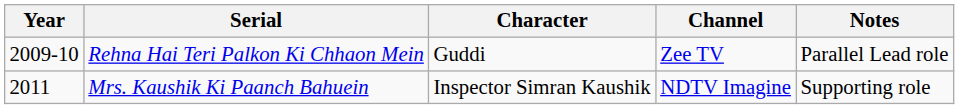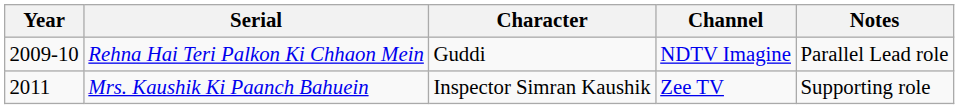(692, 53) Zee TV -> (726, 53) NDTV Imagine
(726, 86) NDTV Imagine -> (692, 86) Zee TV
